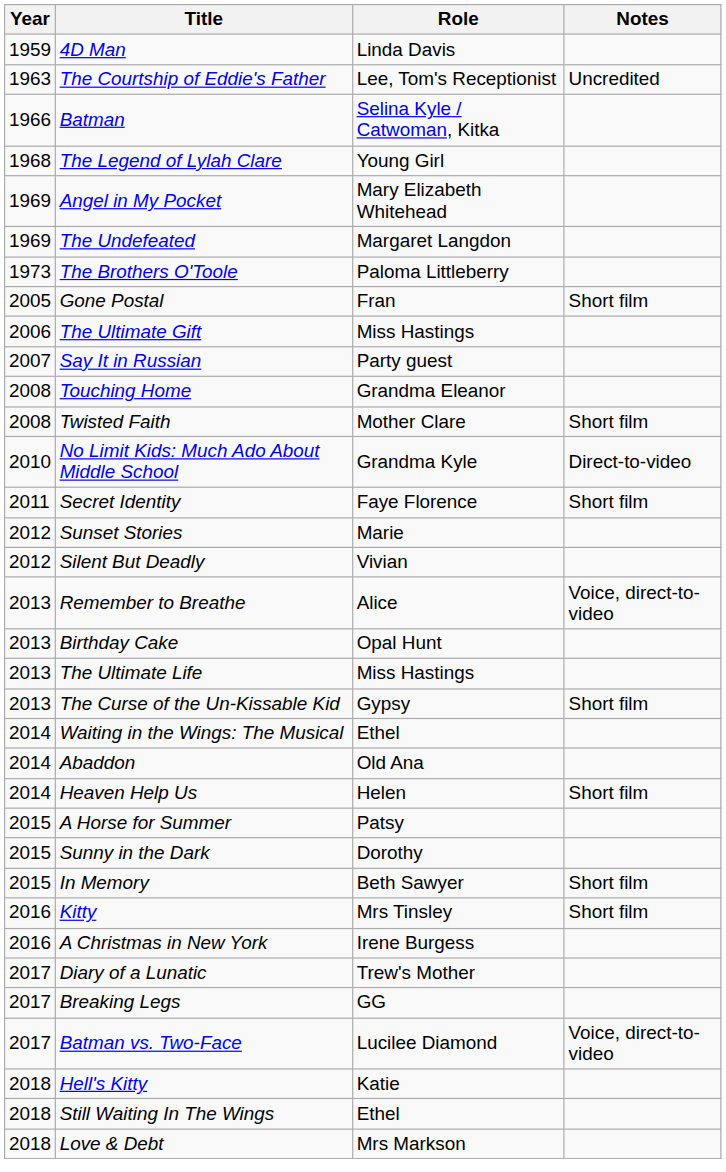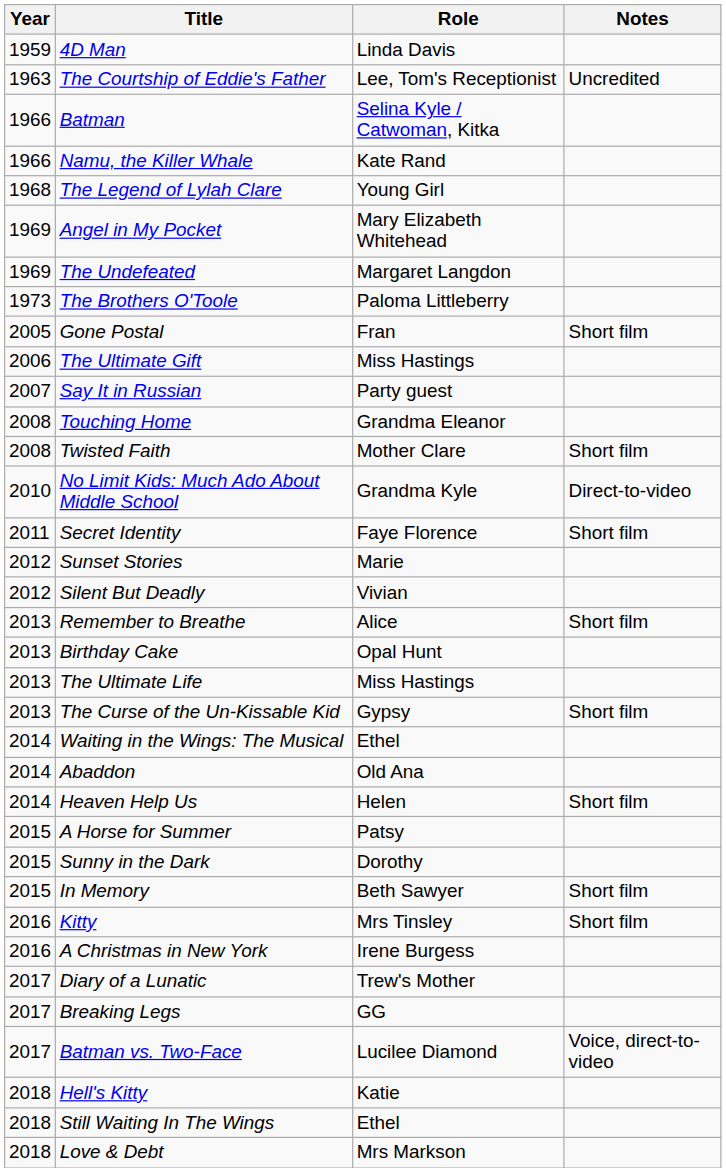+ row: (156, 160)
(634, 602) Voice, direct-to-video -> (608, 622) Short film
